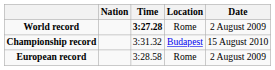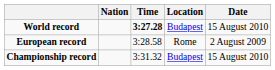(185, 27) Rome -> (185, 27) Budapest
(238, 27) 2 August 2009 -> (238, 27) 15 August 2010
rows swapped: (51, 57) <-> (51, 42)
